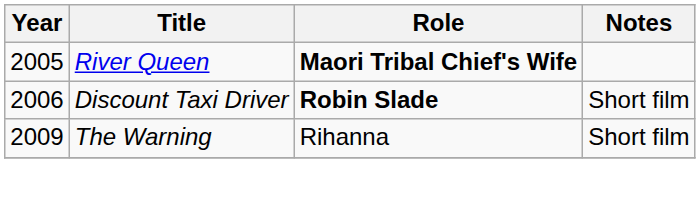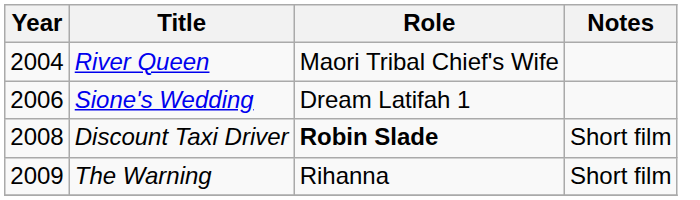(37, 61) 2005 -> (37, 61) 2004
(438, 61) bold -> (429, 61) normal
+ row: (164, 99)
(37, 99) 2006 -> (37, 137) 2008
